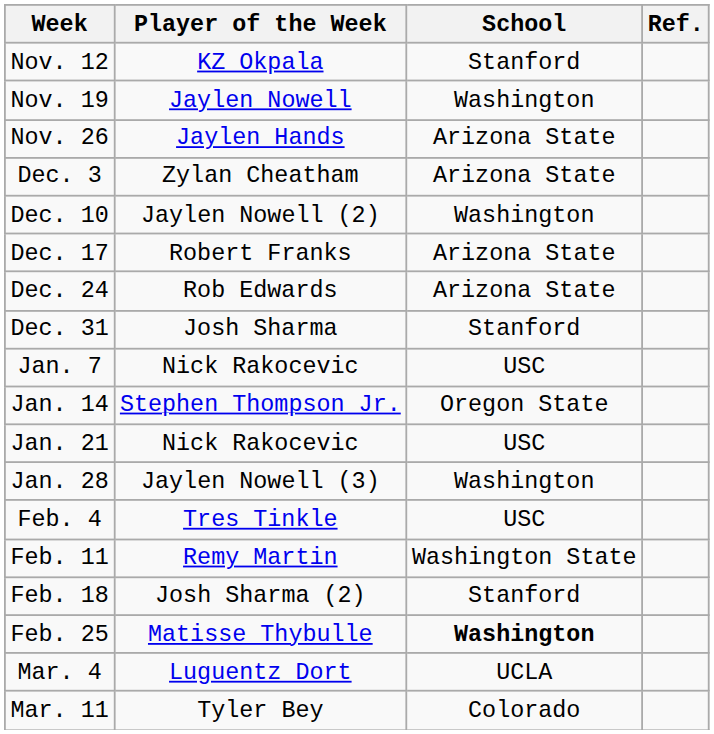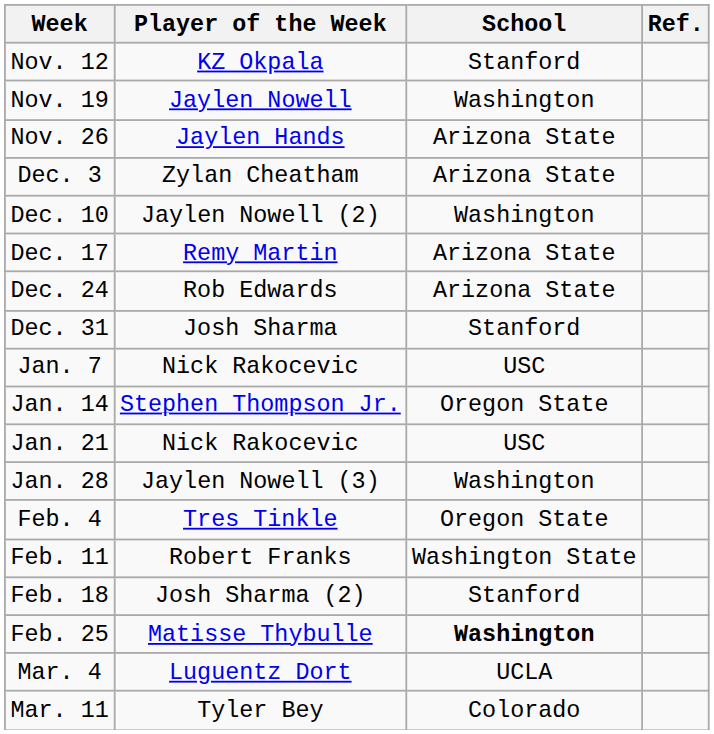(260, 253) Robert Franks -> (260, 253) Remy Martin
(524, 520) USC -> (524, 520) Oregon State
(260, 558) Remy Martin -> (260, 558) Robert Franks
